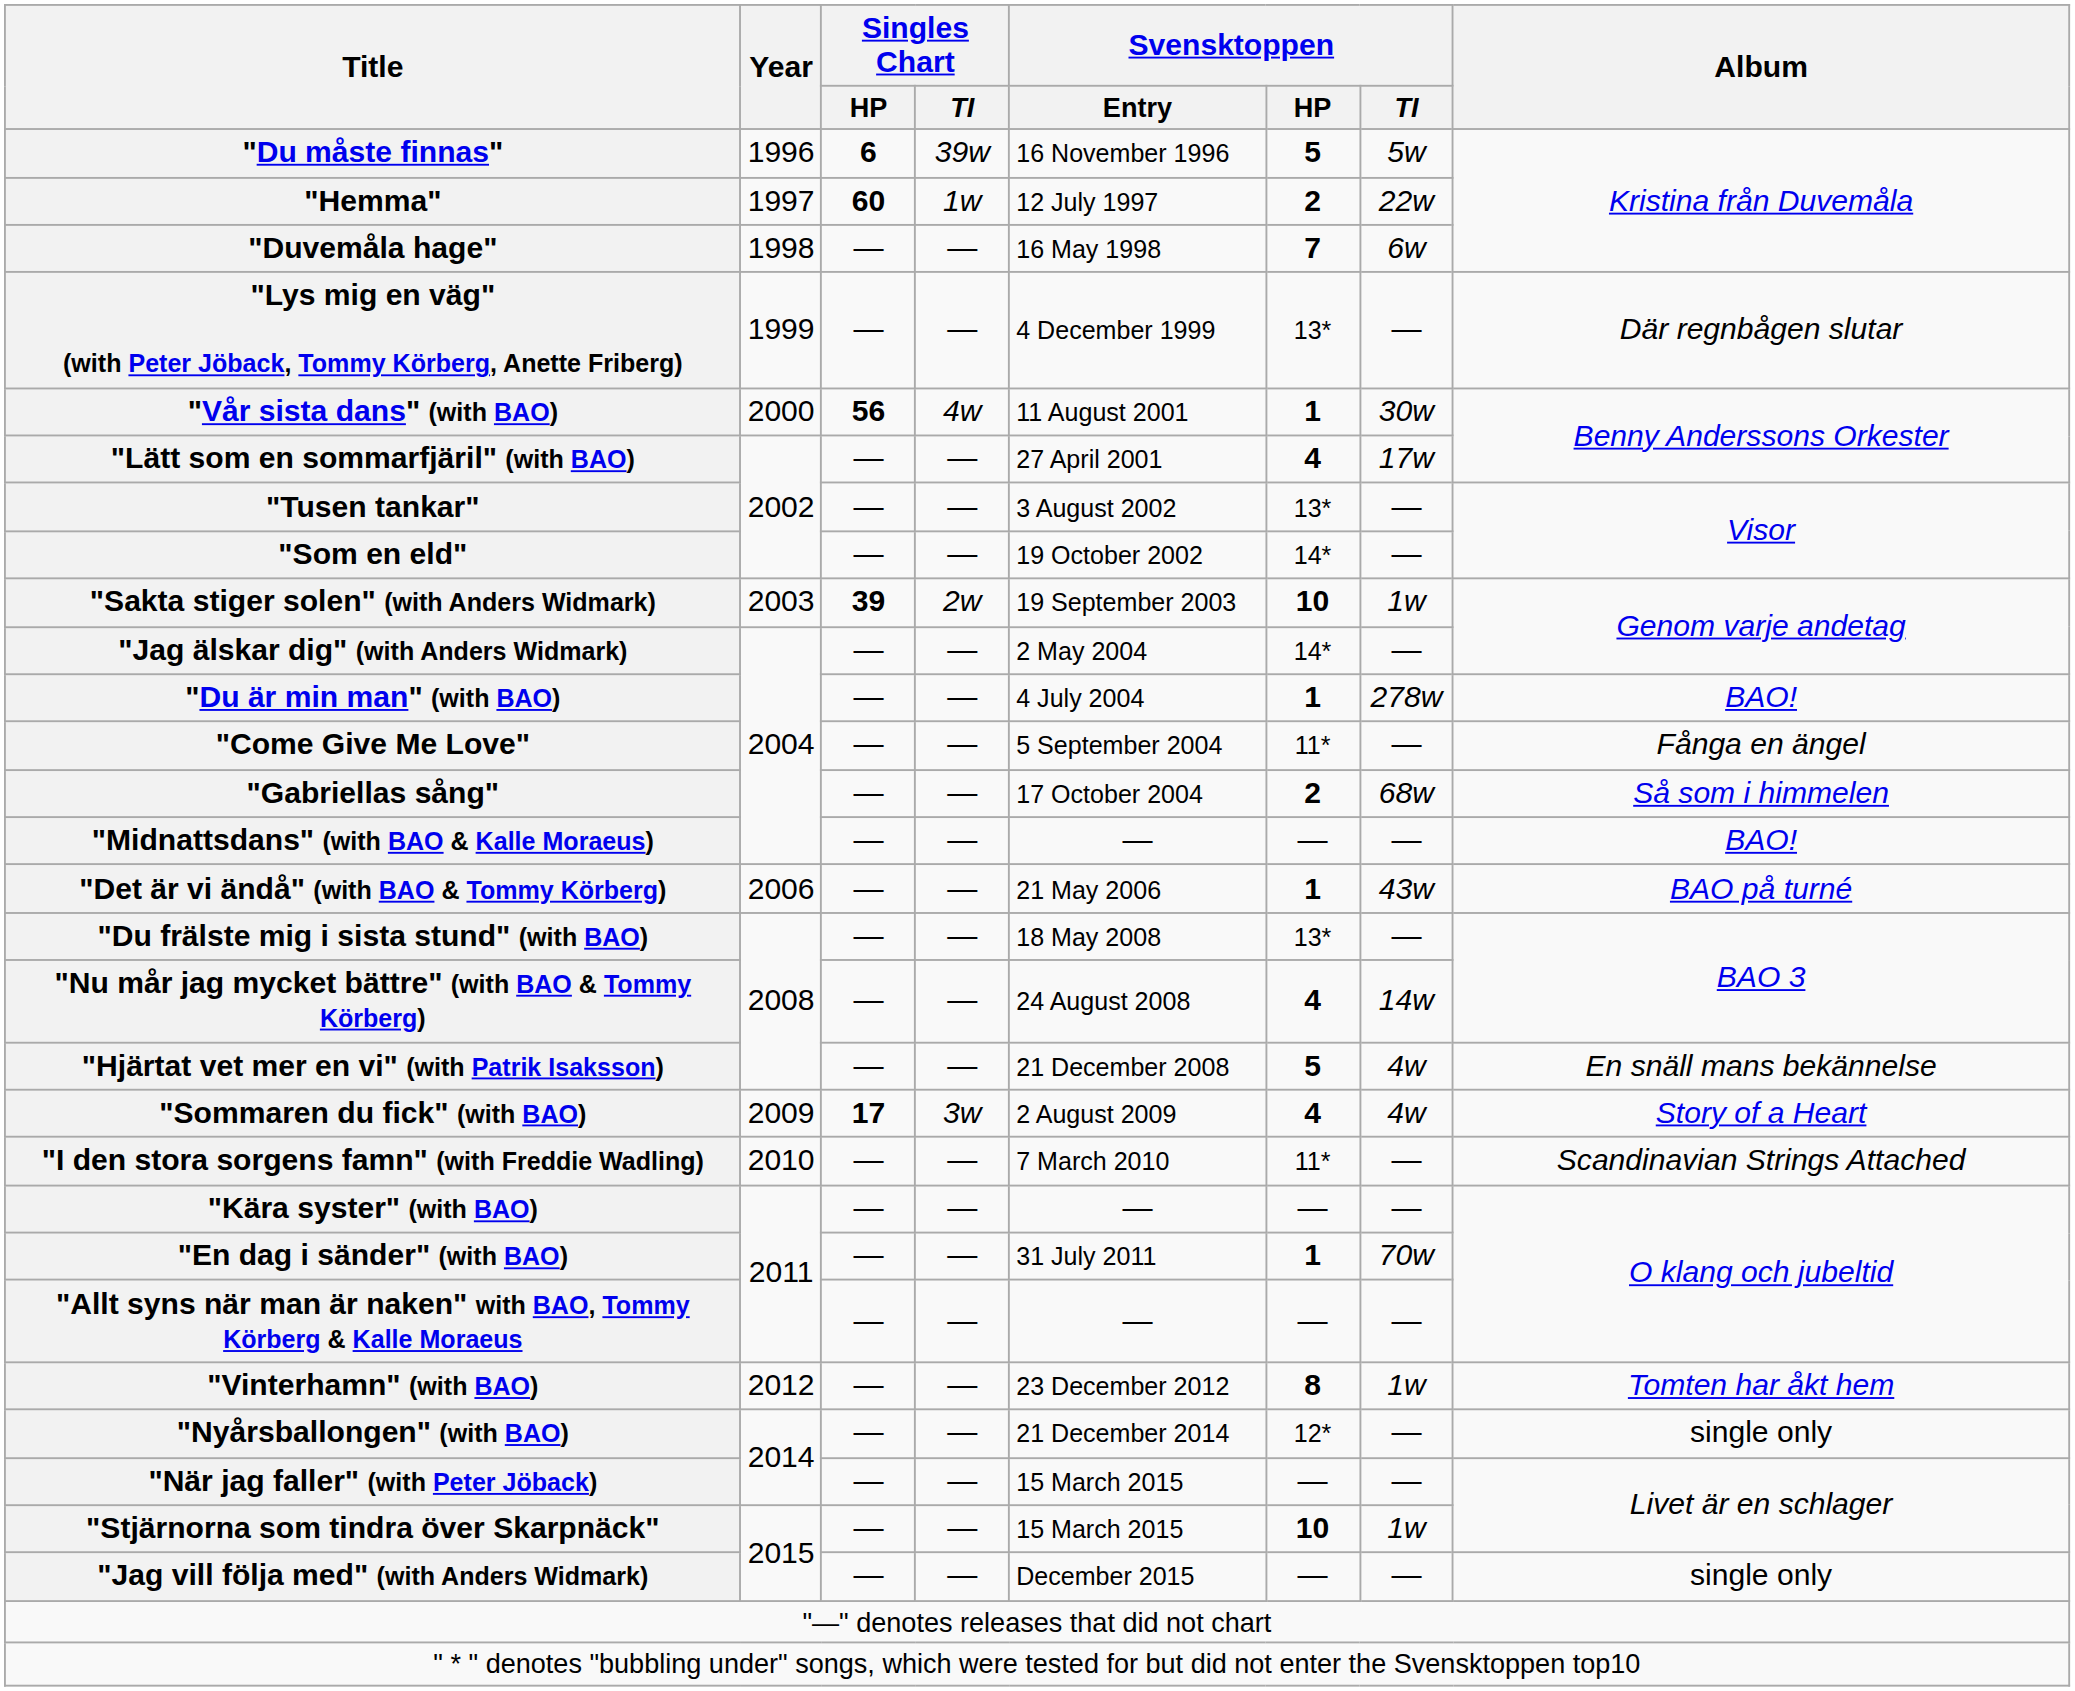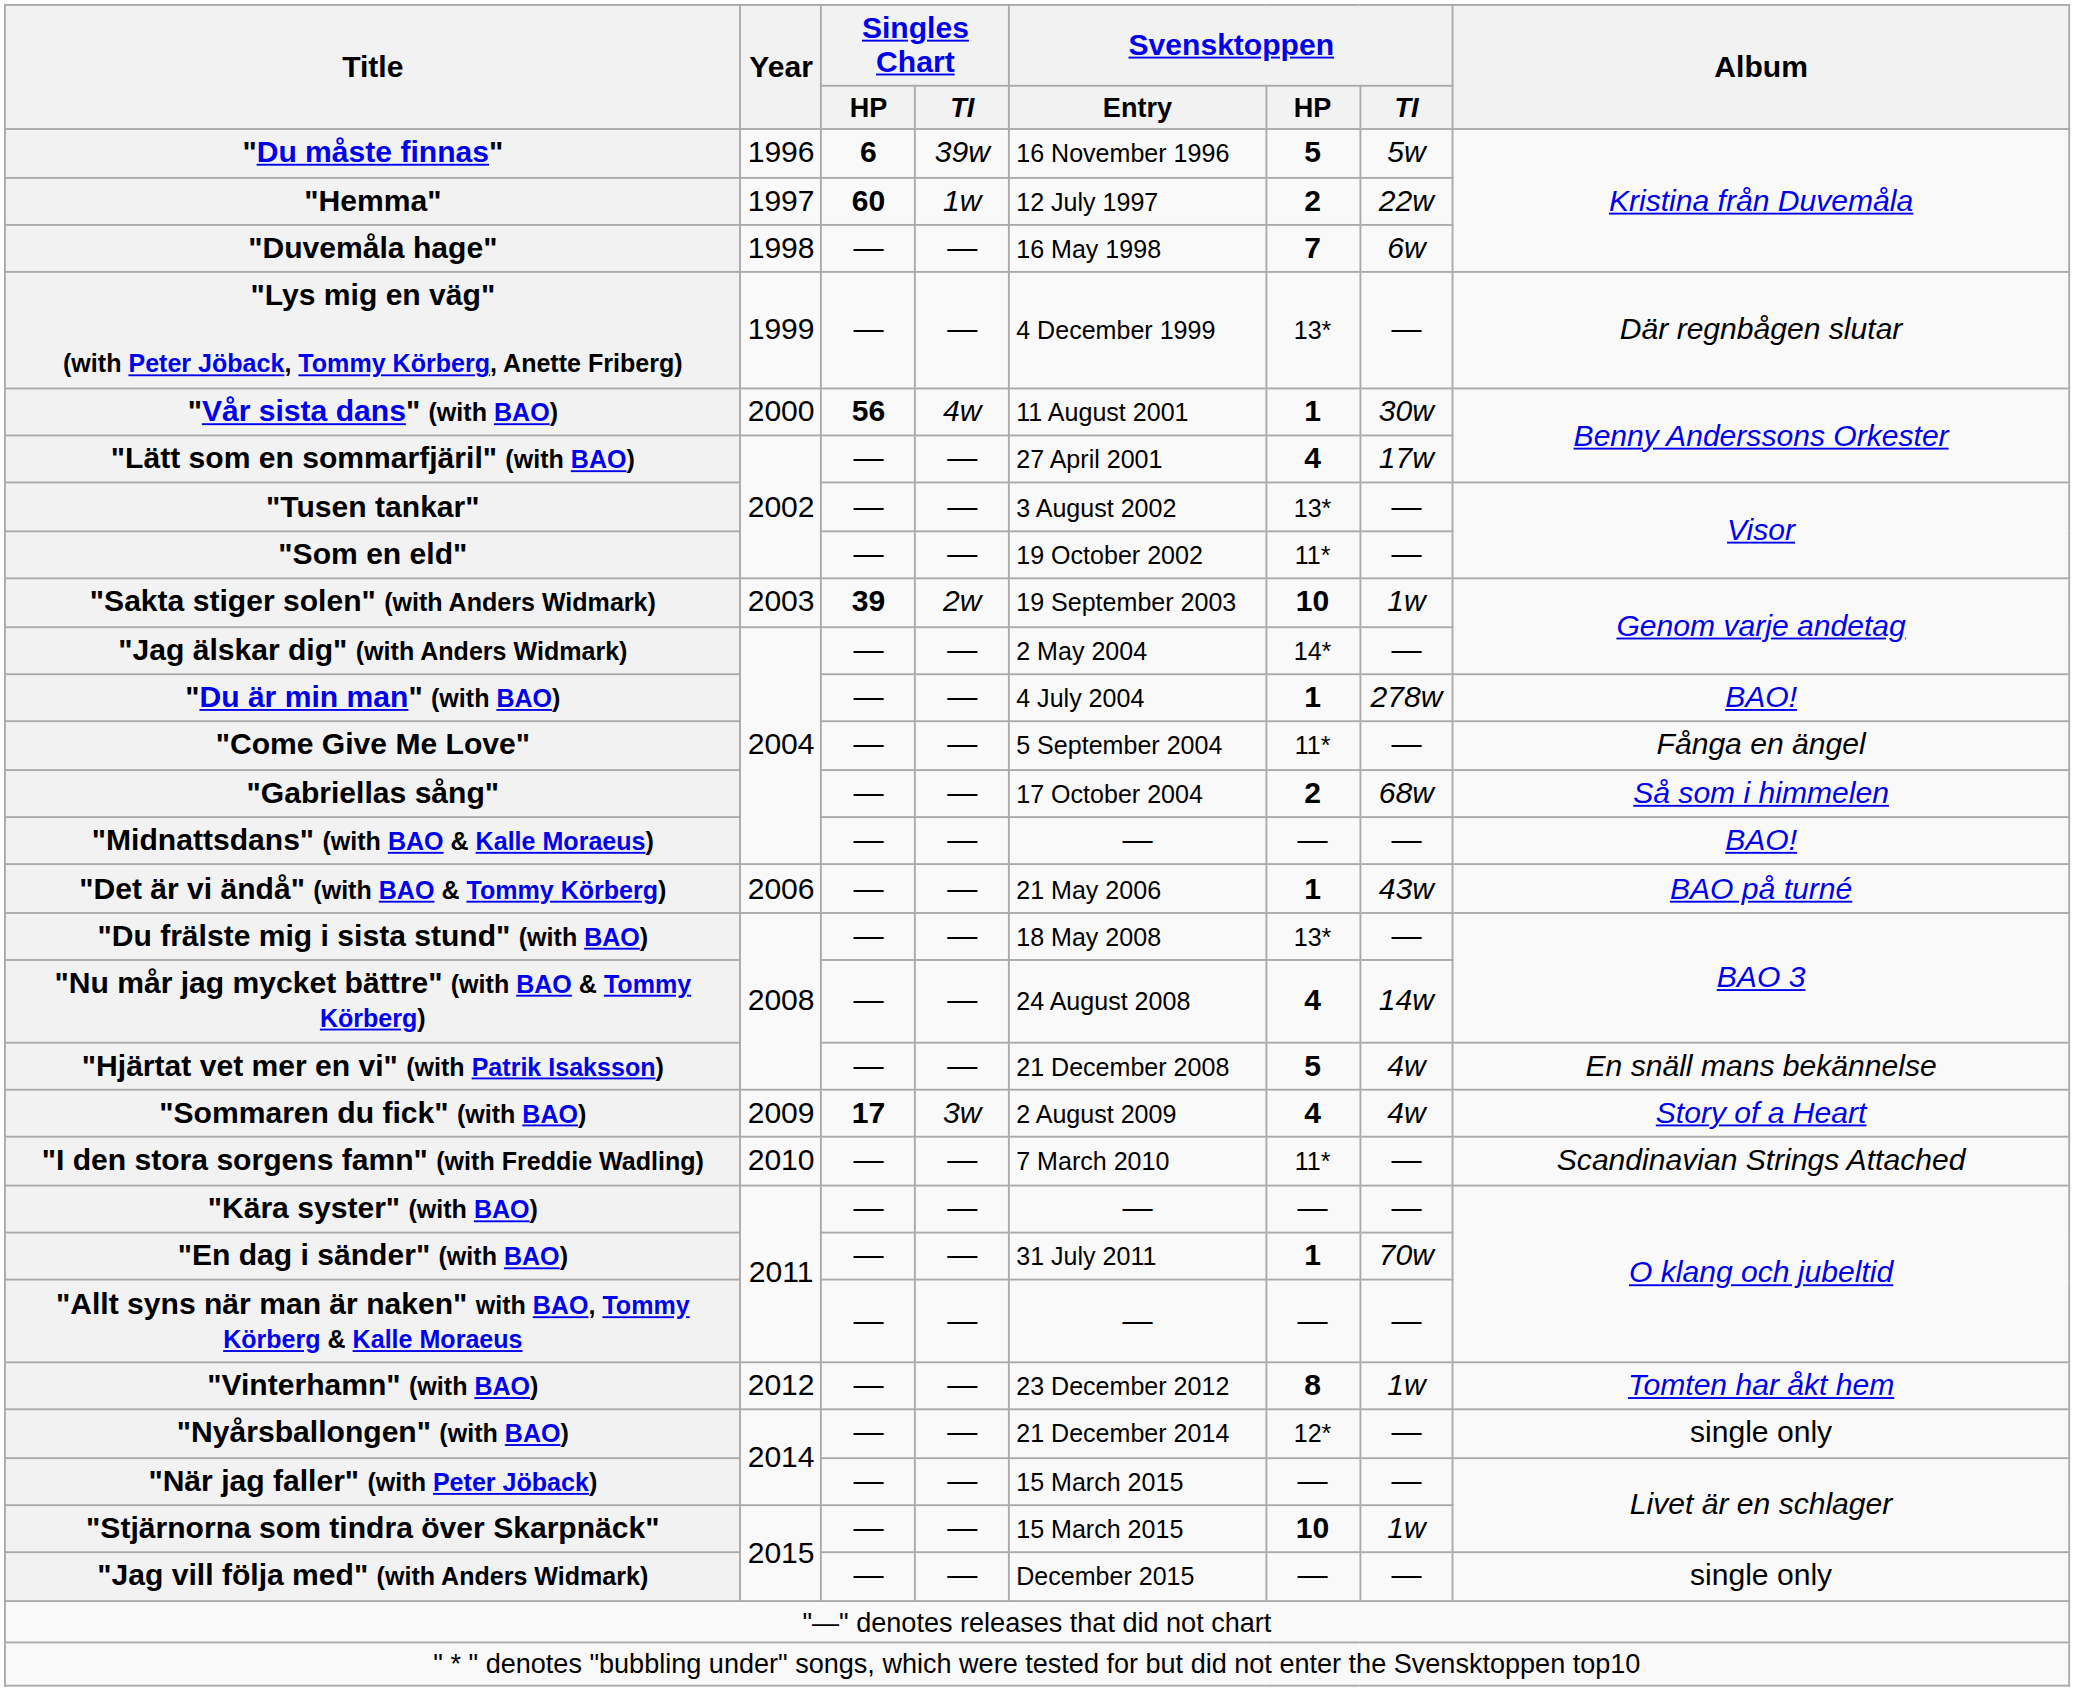(1313, 556) 14* -> (1313, 556) 11*
